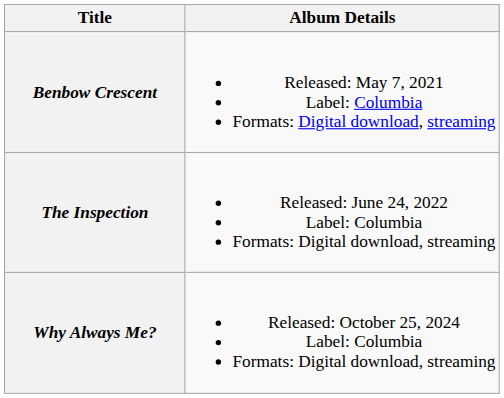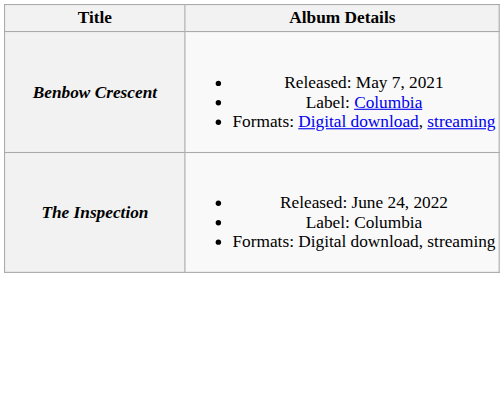- row: (95, 332)
